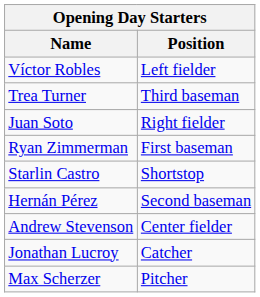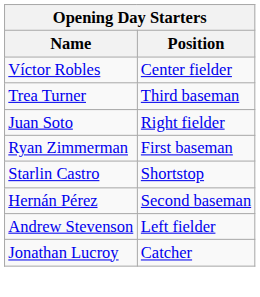(178, 69) Left fielder -> (186, 69) Center fielder
(186, 226) Center fielder -> (178, 226) Left fielder
- row: (54, 278)
